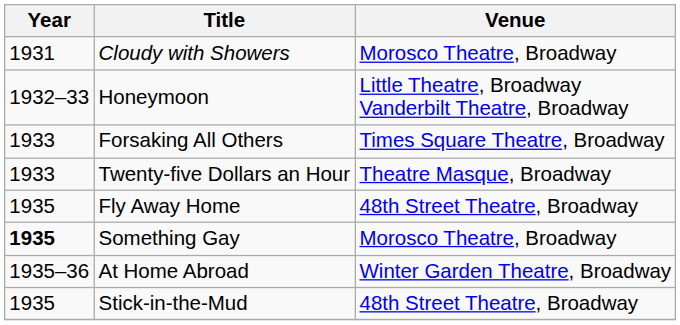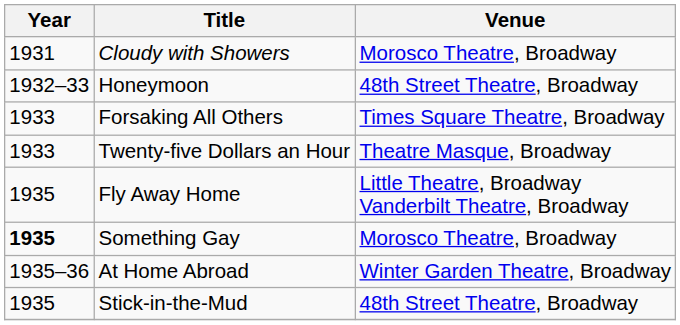(494, 97) Little Theatre, Broadway Vanderbilt Theatre, Broadway -> (499, 85) 48th Street Theatre, Broadway
(499, 206) 48th Street Theatre, Broadway -> (494, 194) Little Theatre, Broadway Vanderbilt Theatre, Broadway
